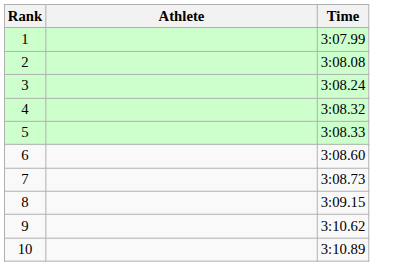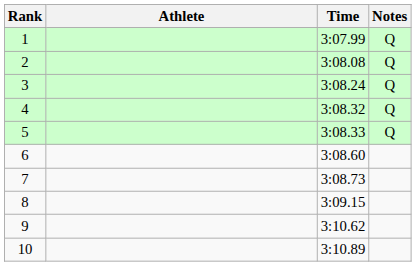+ column: (390, 16)
